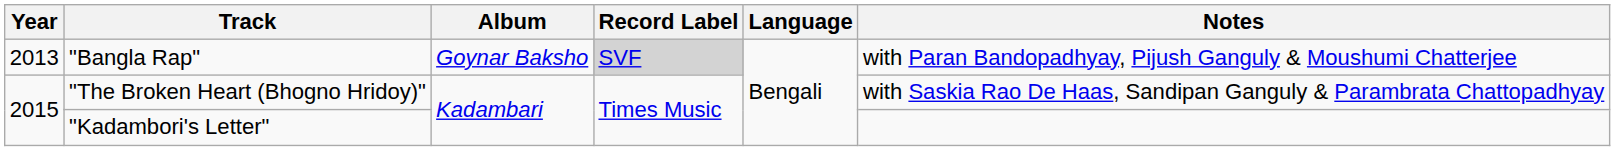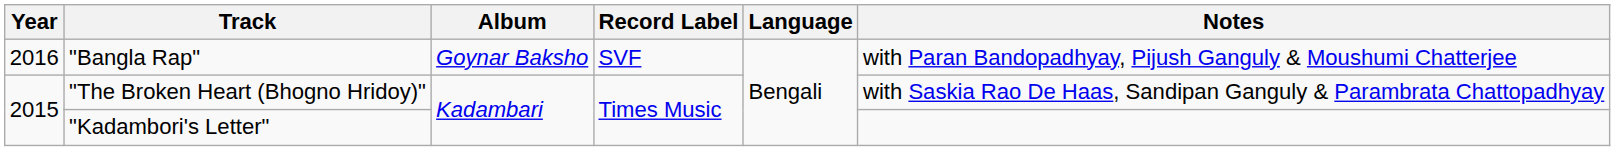(34, 57) 2013 -> (34, 57) 2016
(620, 57) lightgrey background -> (620, 57) no background
